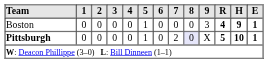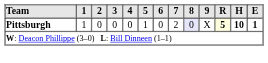- row: (20, 24)
(84, 38) 0 -> (84, 24) 1
(223, 38) no background -> (223, 24) lightyellow background
